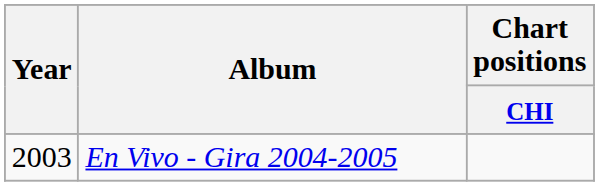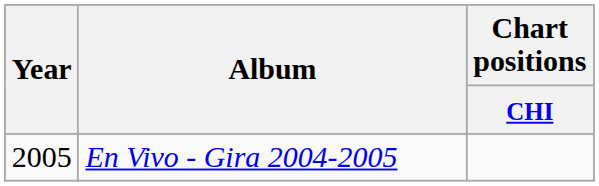(42, 156) 2003 -> (42, 156) 2005
